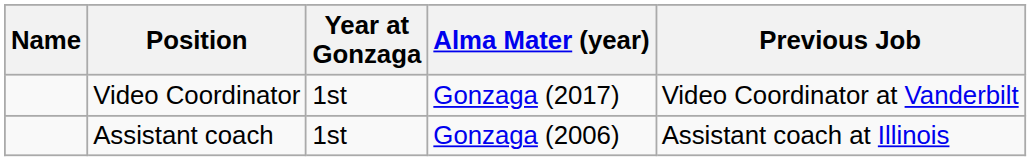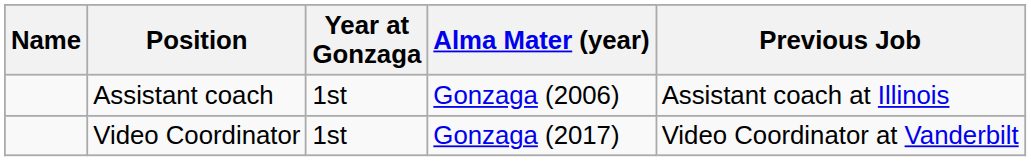rows swapped: (183, 136) <-> (197, 95)
